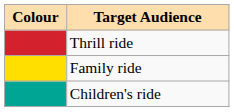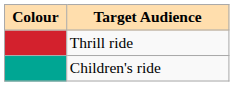- row: (106, 68)
